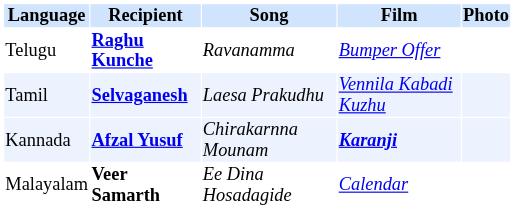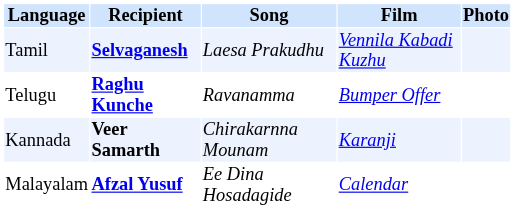rows swapped: (27, 94) <-> (31, 50)
(137, 139) Afzal Yusuf -> (126, 139) Veer Samarth
(368, 139) bold -> (367, 139) normal
(126, 184) Veer Samarth -> (137, 184) Afzal Yusuf
